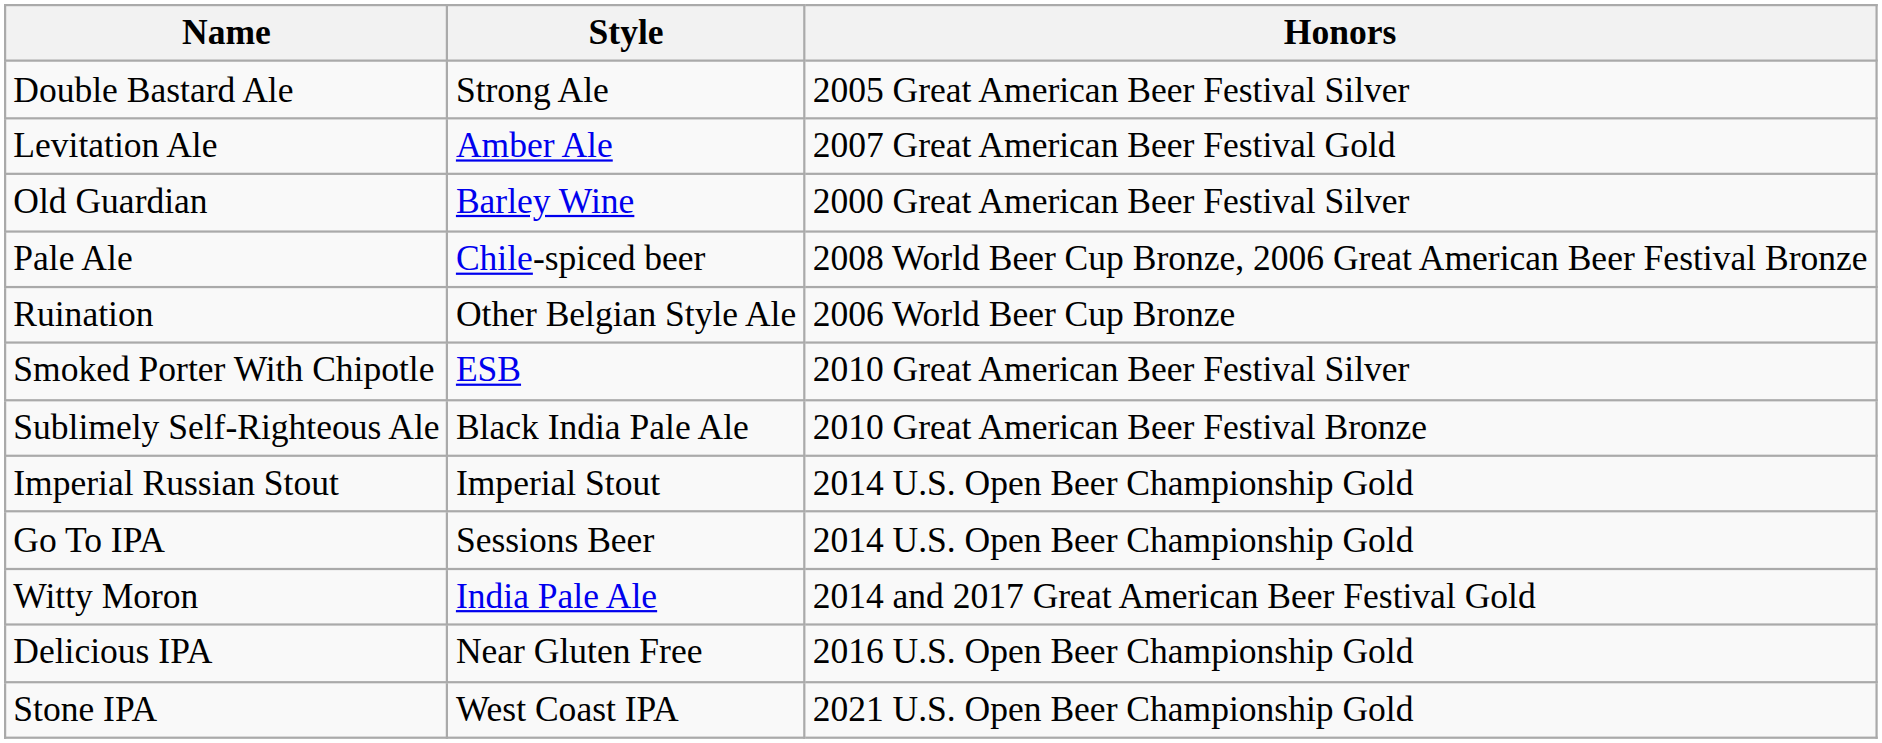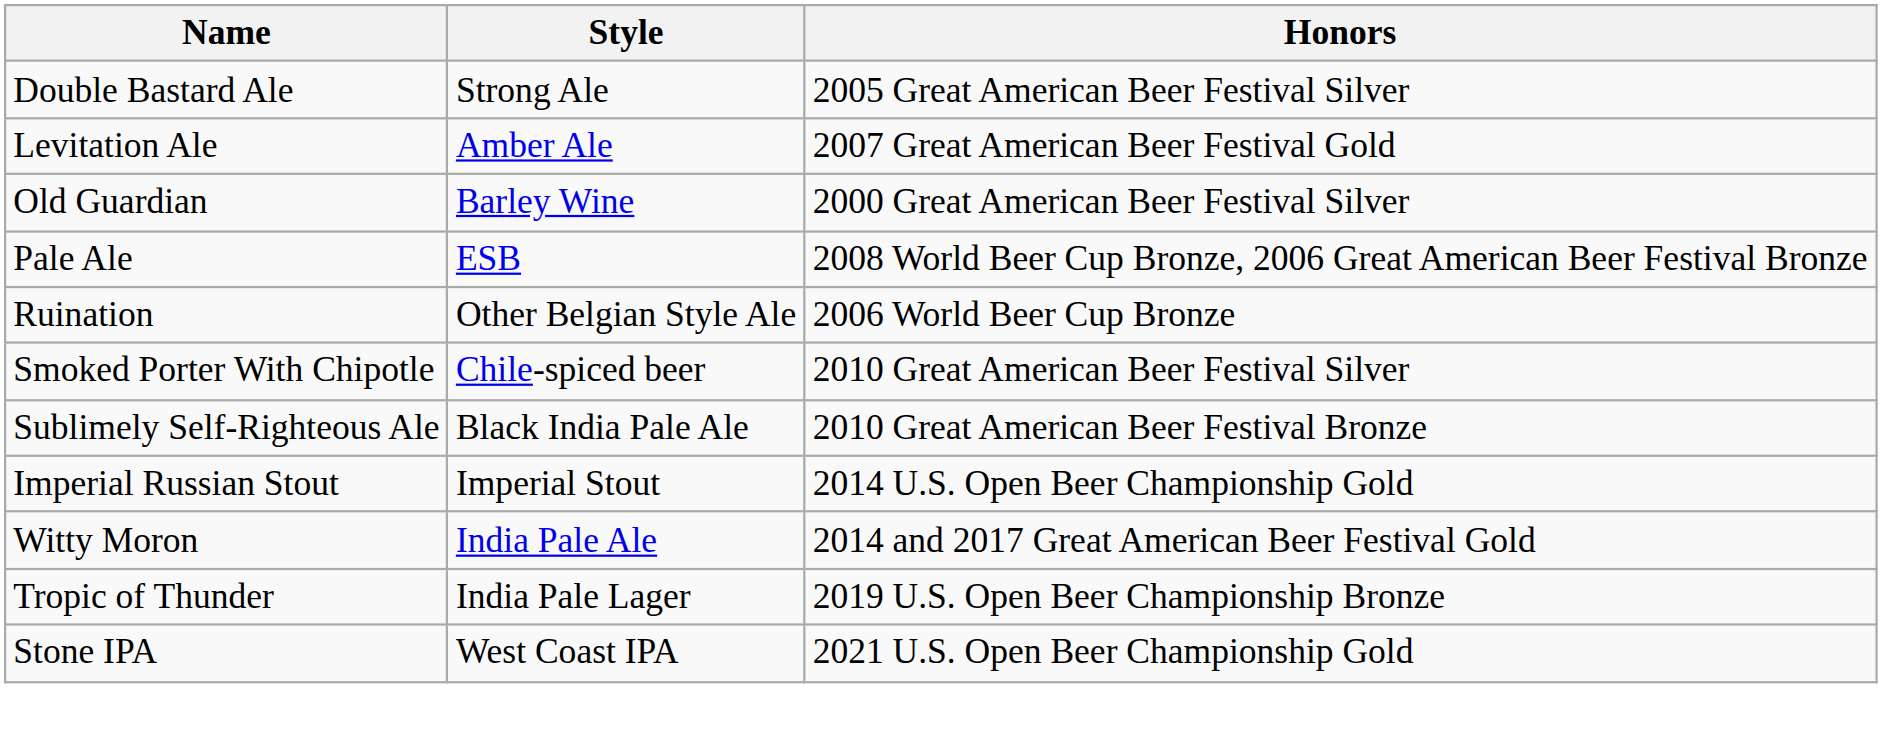(581, 257) Chile-spiced beer -> (488, 257) ESB
(488, 370) ESB -> (581, 370) Chile-spiced beer
- row: (89, 539)
- row: (113, 652)
+ row: (144, 595)
